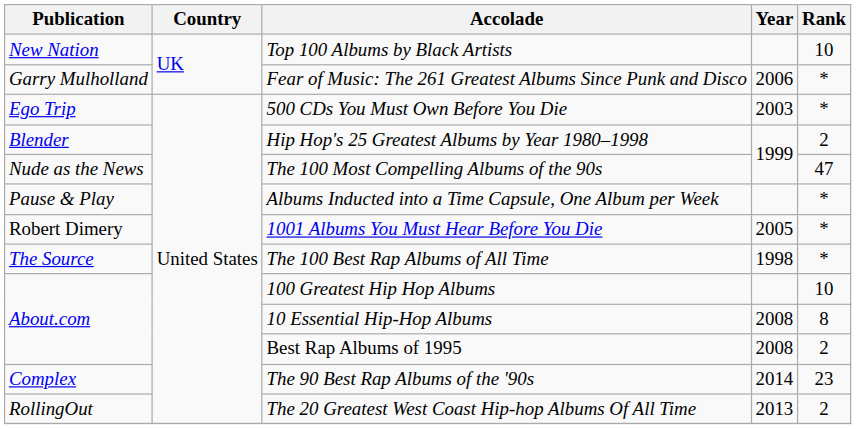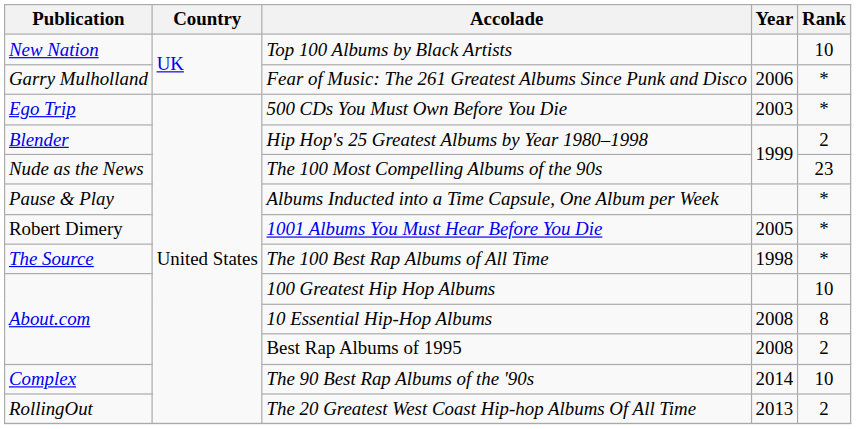(824, 169) 47 -> (824, 169) 23
(824, 378) 23 -> (824, 378) 10
